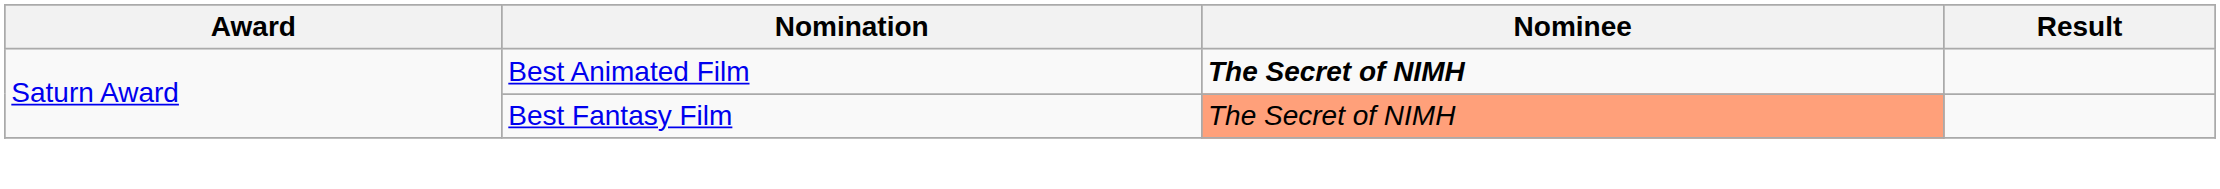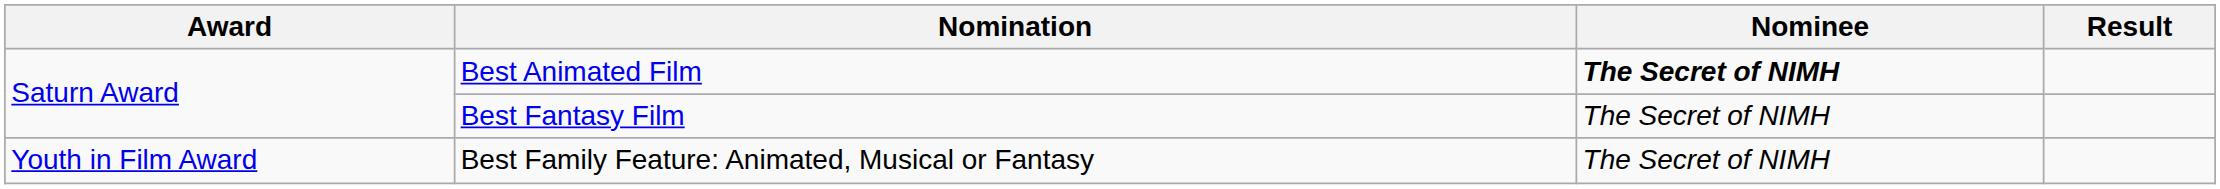(1332, 115) lightsalmon background -> (1706, 115) no background
+ row: (777, 159)
